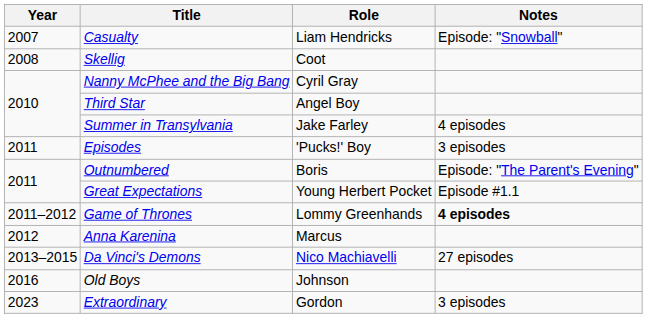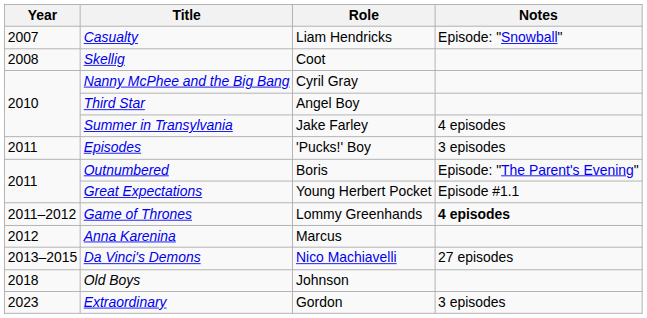(23, 280) 2016 -> (23, 280) 2018
